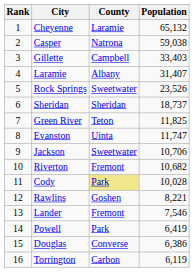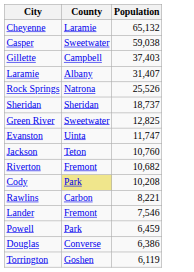- column: (18, 12)
(107, 43) Natrona -> (87, 43) Sweetwater
(173, 58) 33,403 -> (146, 58) 37,403
(114, 89) Sweetwater -> (80, 89) Natrona
(173, 89) 23,526 -> (146, 89) 25,526
(102, 120) Teton -> (87, 120) Sweetwater
(174, 120) 11,825 -> (146, 120) 12,825
(114, 151) Sweetwater -> (75, 151) Teton
(173, 151) 10,706 -> (146, 151) 10,760
(173, 182) 10,028 -> (146, 182) 10,208
(106, 197) Goshen -> (78, 197) Carbon
(176, 228) 6,419 -> (149, 228) 6,459
(106, 259) Carbon -> (79, 259) Goshen
